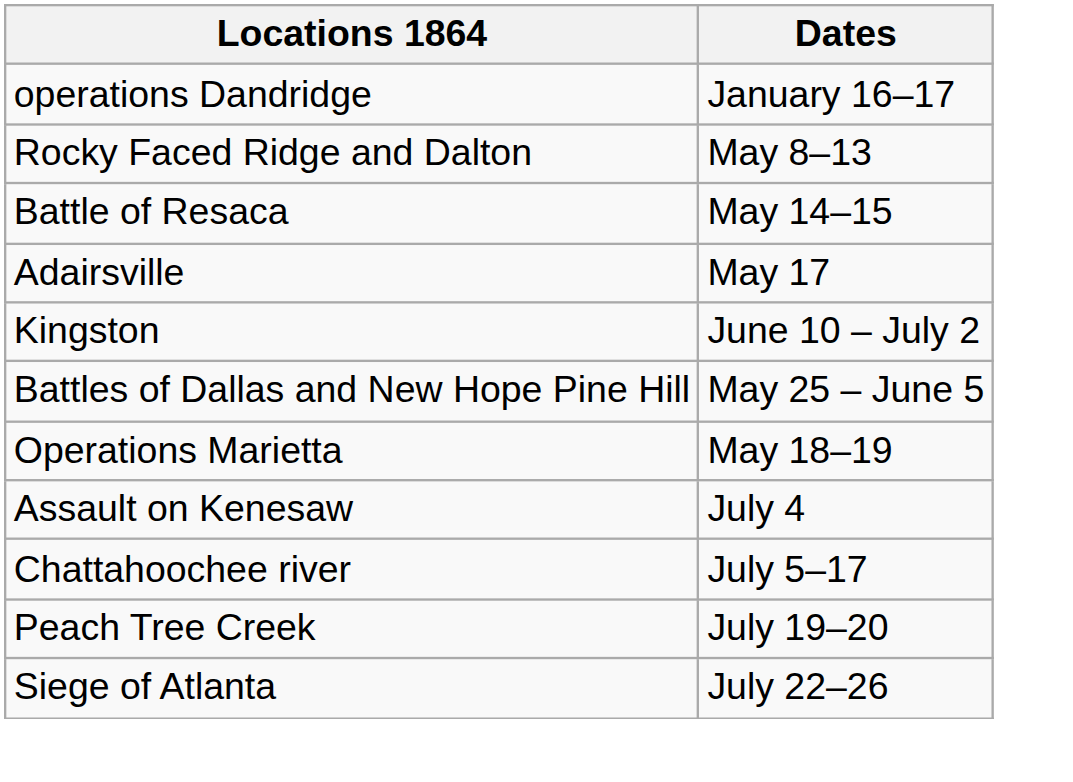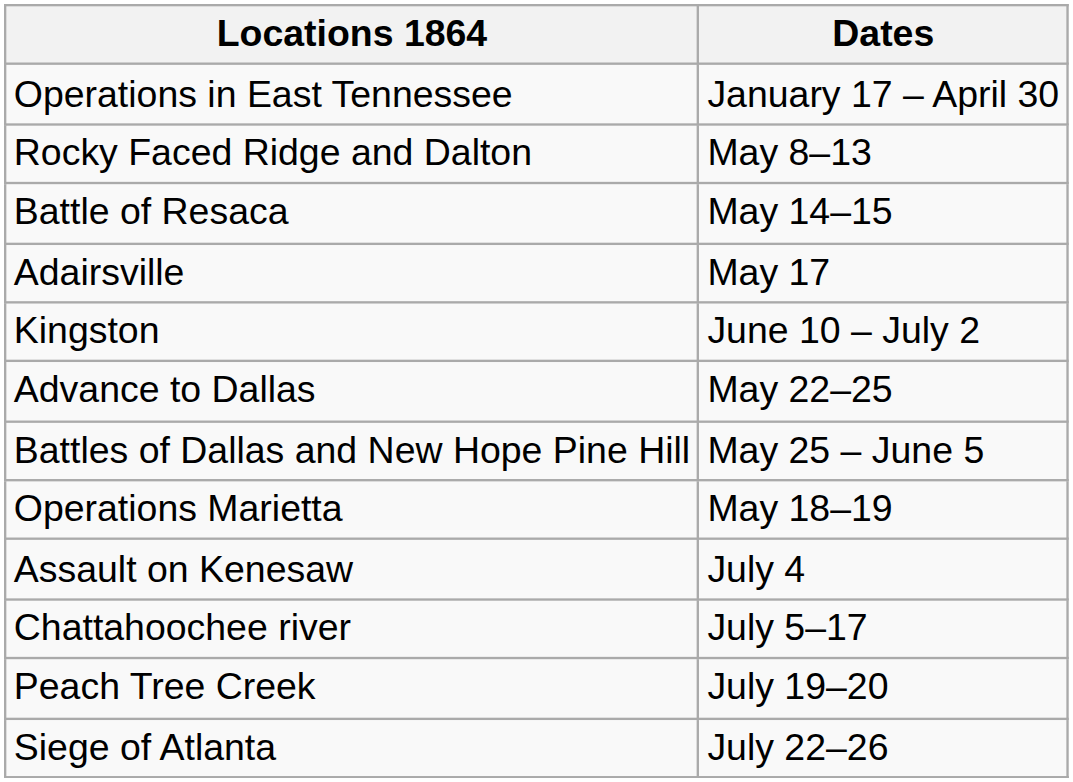- row: (193, 93)
+ row: (263, 93)
+ row: (165, 390)
